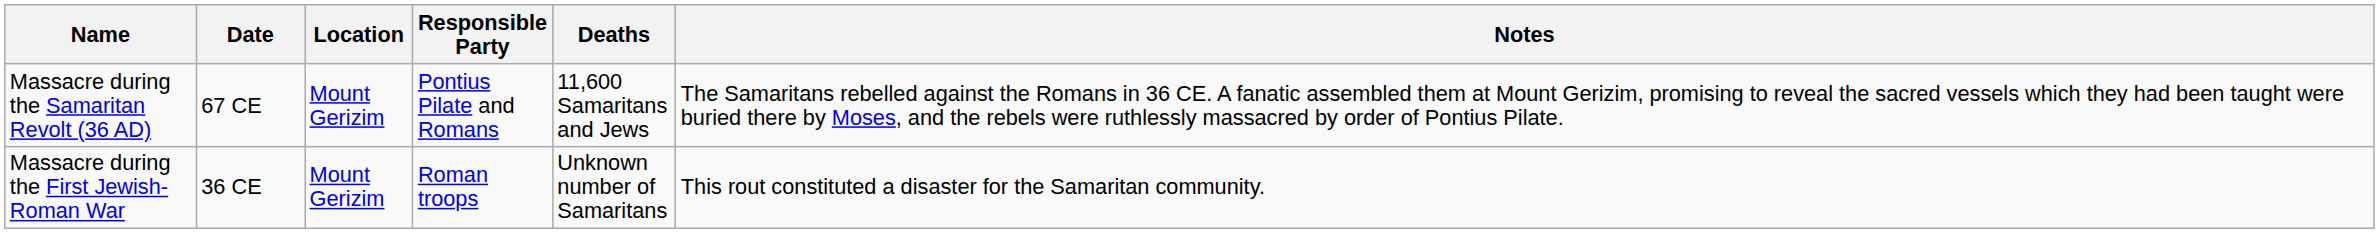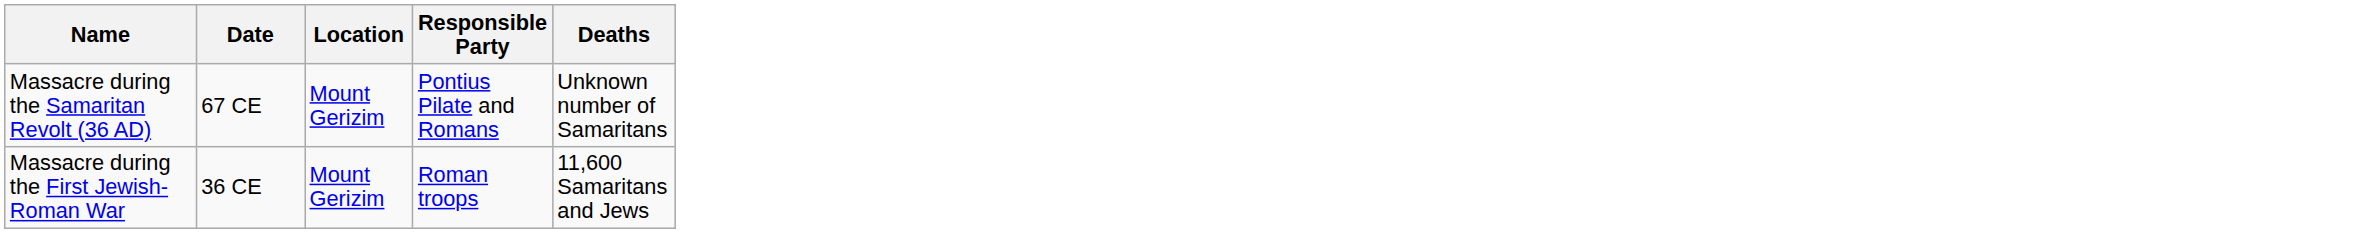- column: (1525, 34)
(612, 105) 11,600 Samaritans and Jews -> (612, 105) Unknown number of Samaritans
(612, 188) Unknown number of Samaritans -> (612, 188) 11,600 Samaritans and Jews
